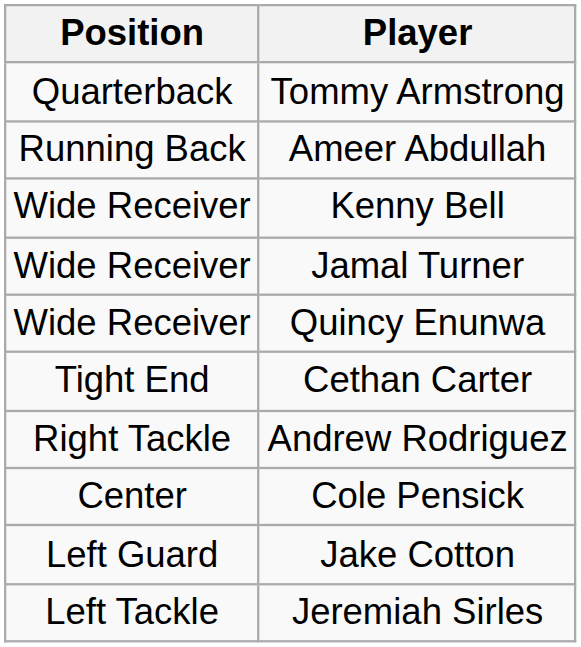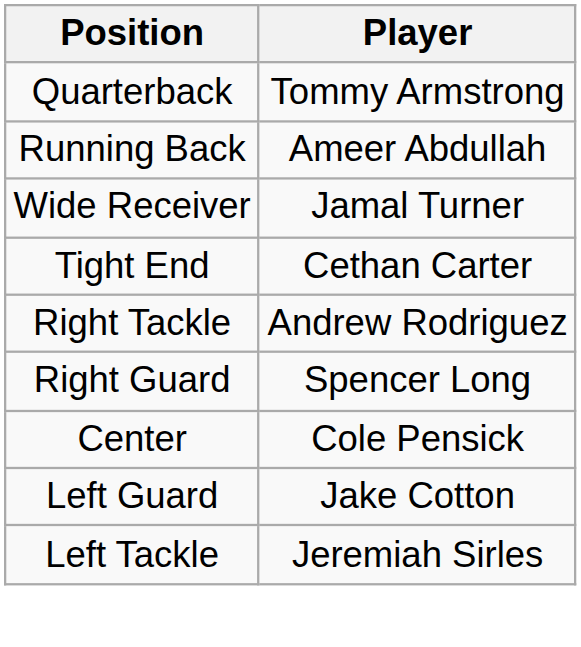- row: (418, 206)
- row: (418, 322)
+ row: (418, 380)
